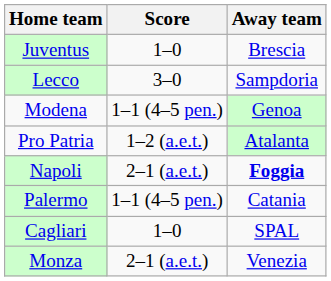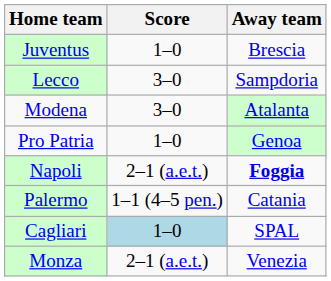(167, 110) 1–1 (4–5 pen.) -> (167, 110) 3–0
(277, 110) Genoa -> (277, 110) Atalanta
(167, 140) 1–2 (a.e.t.) -> (167, 140) 1–0
(277, 140) Atalanta -> (277, 140) Genoa
(167, 230) no background -> (167, 230) lightblue background
